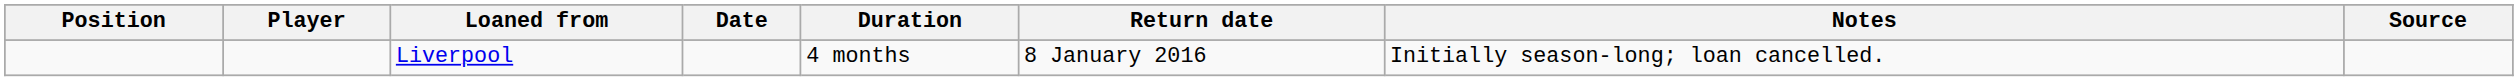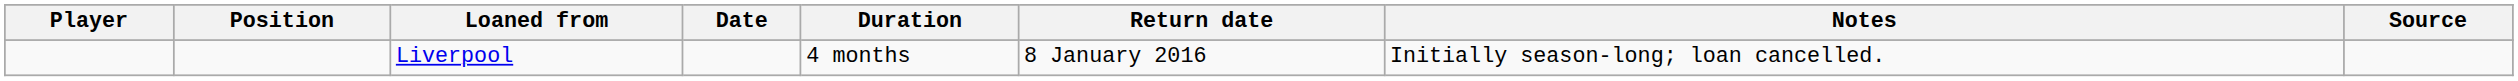columns swapped: (114, 23) <-> (307, 23)
